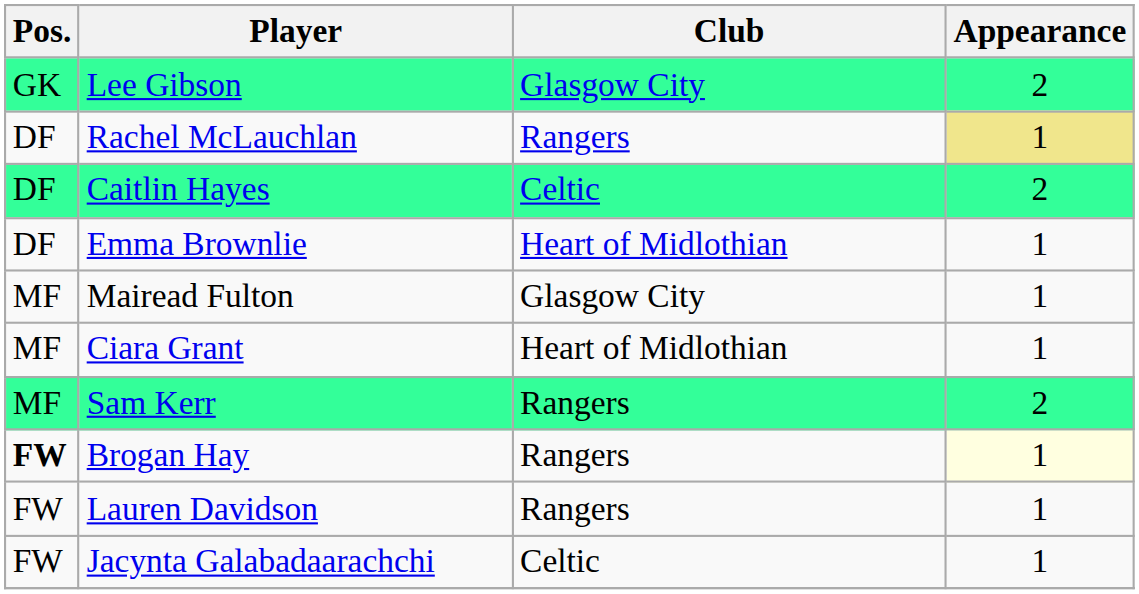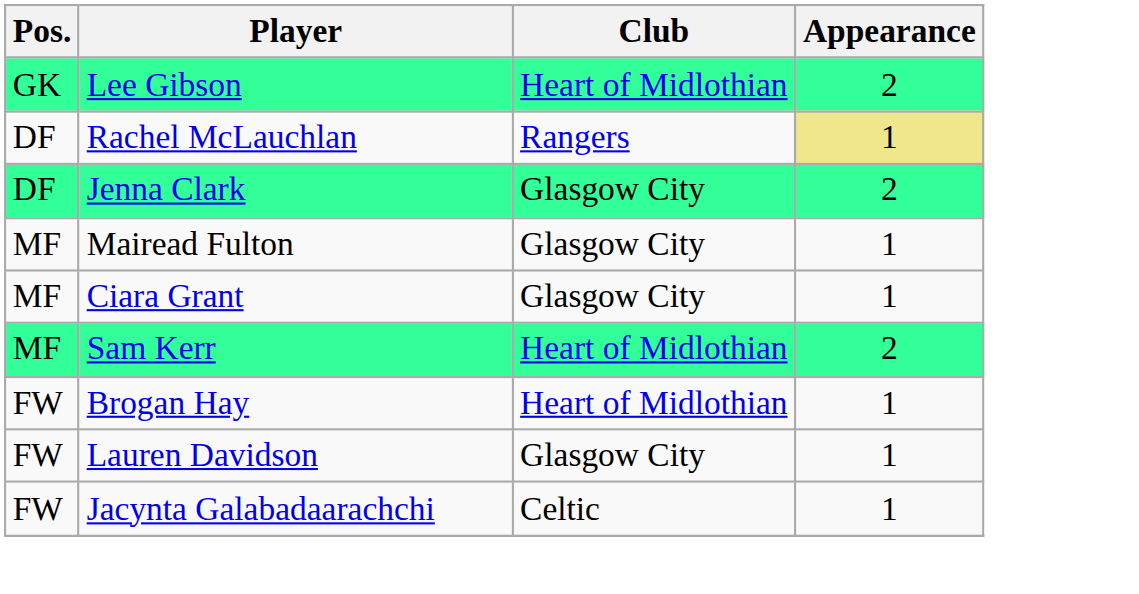(613, 84) Glasgow City -> (654, 84) Heart of Midlothian
- row: (178, 190)
+ row: (166, 190)
- row: (197, 243)
(654, 349) Heart of Midlothian -> (613, 296) Glasgow City
(575, 402) Rangers -> (654, 349) Heart of Midlothian
(40, 455) bold -> (38, 402) normal
(575, 455) Rangers -> (654, 402) Heart of Midlothian
(1040, 455) lightyellow background -> (889, 402) no background
(575, 508) Rangers -> (613, 455) Glasgow City
